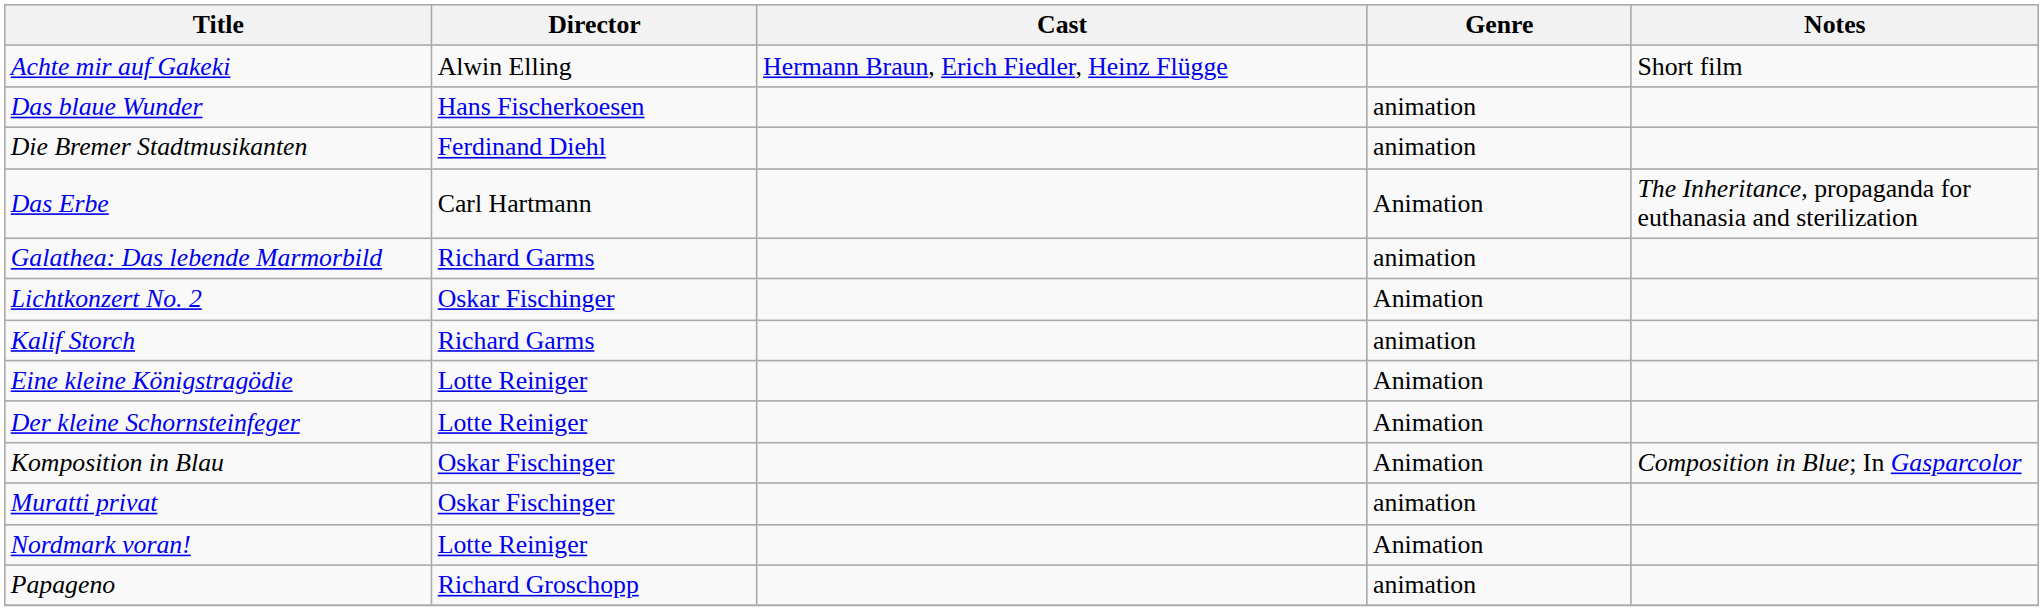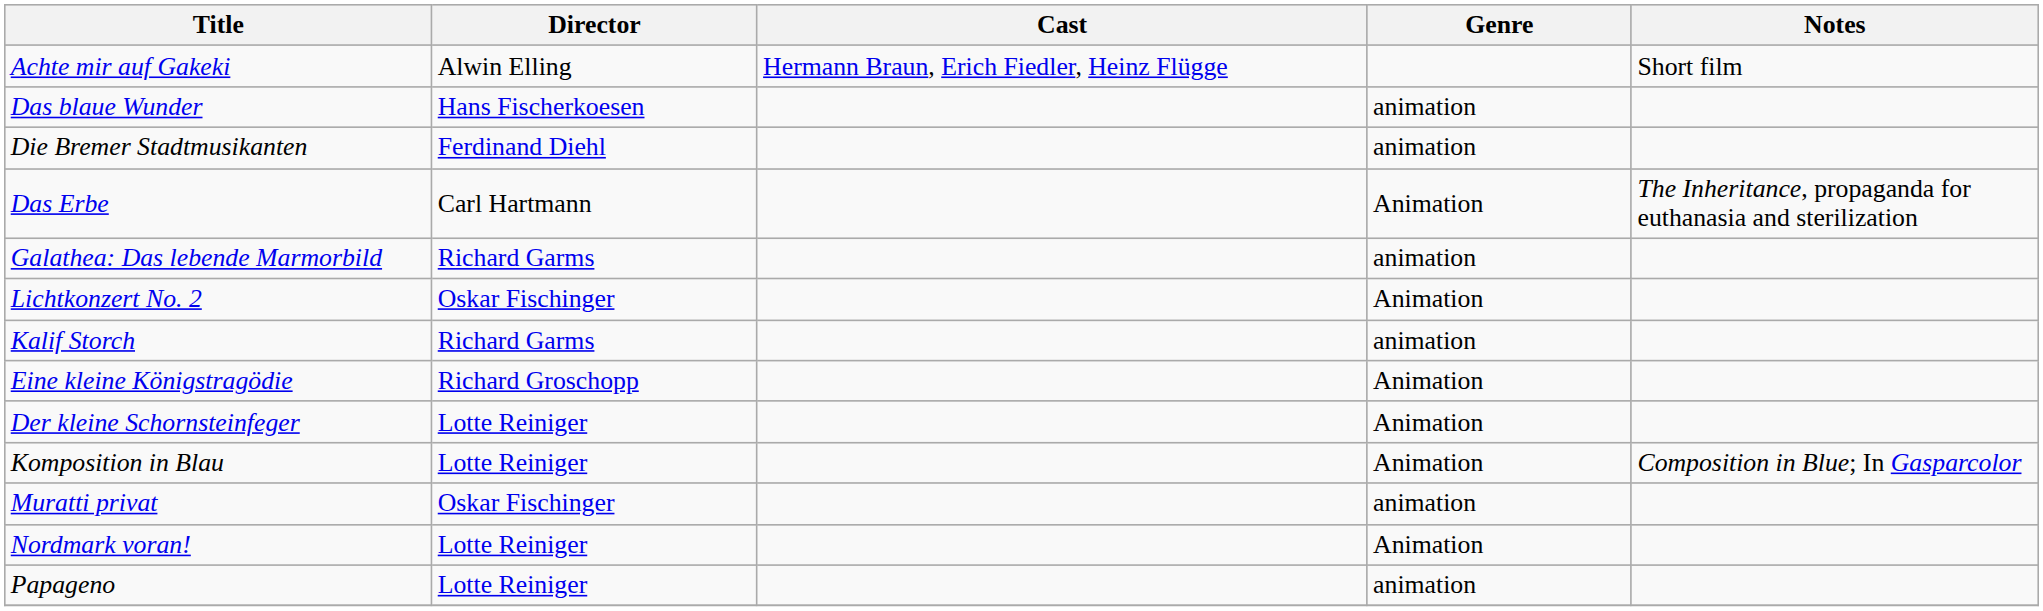(512, 380) Lotte Reiniger -> (538, 380) Richard Groschopp
(526, 462) Oskar Fischinger -> (512, 462) Lotte Reiniger
(538, 585) Richard Groschopp -> (512, 585) Lotte Reiniger
